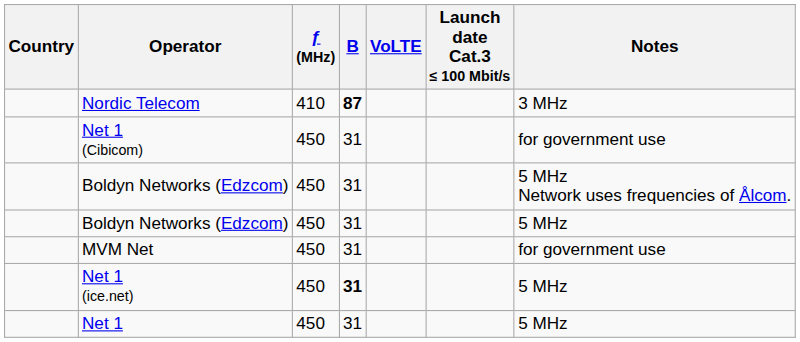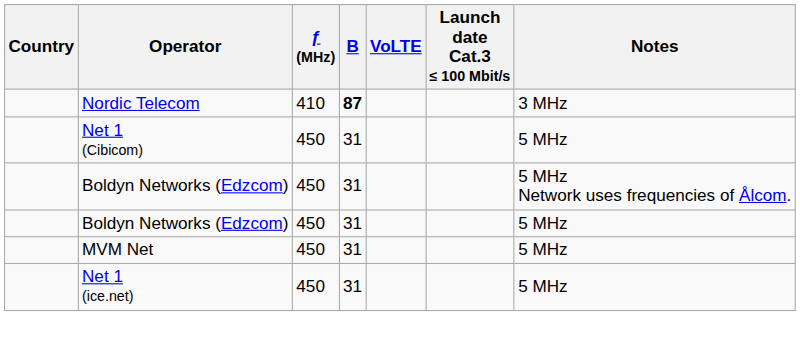(592, 139) for government use -> (543, 139) 5 MHz
(592, 250) for government use -> (543, 250) 5 MHz
(353, 286) bold -> (353, 286) normal
- row: (102, 323)
